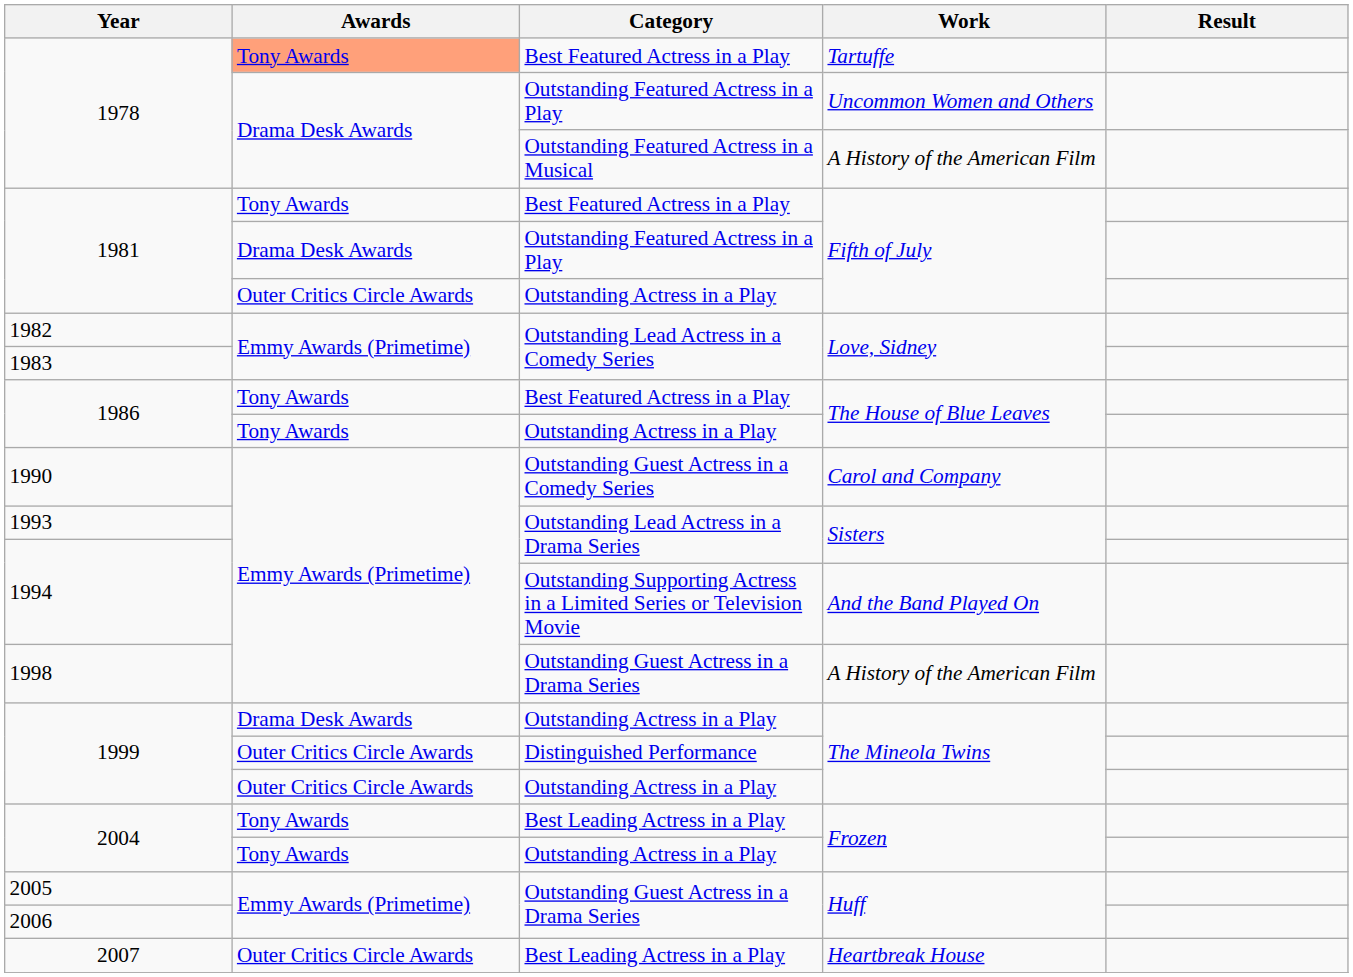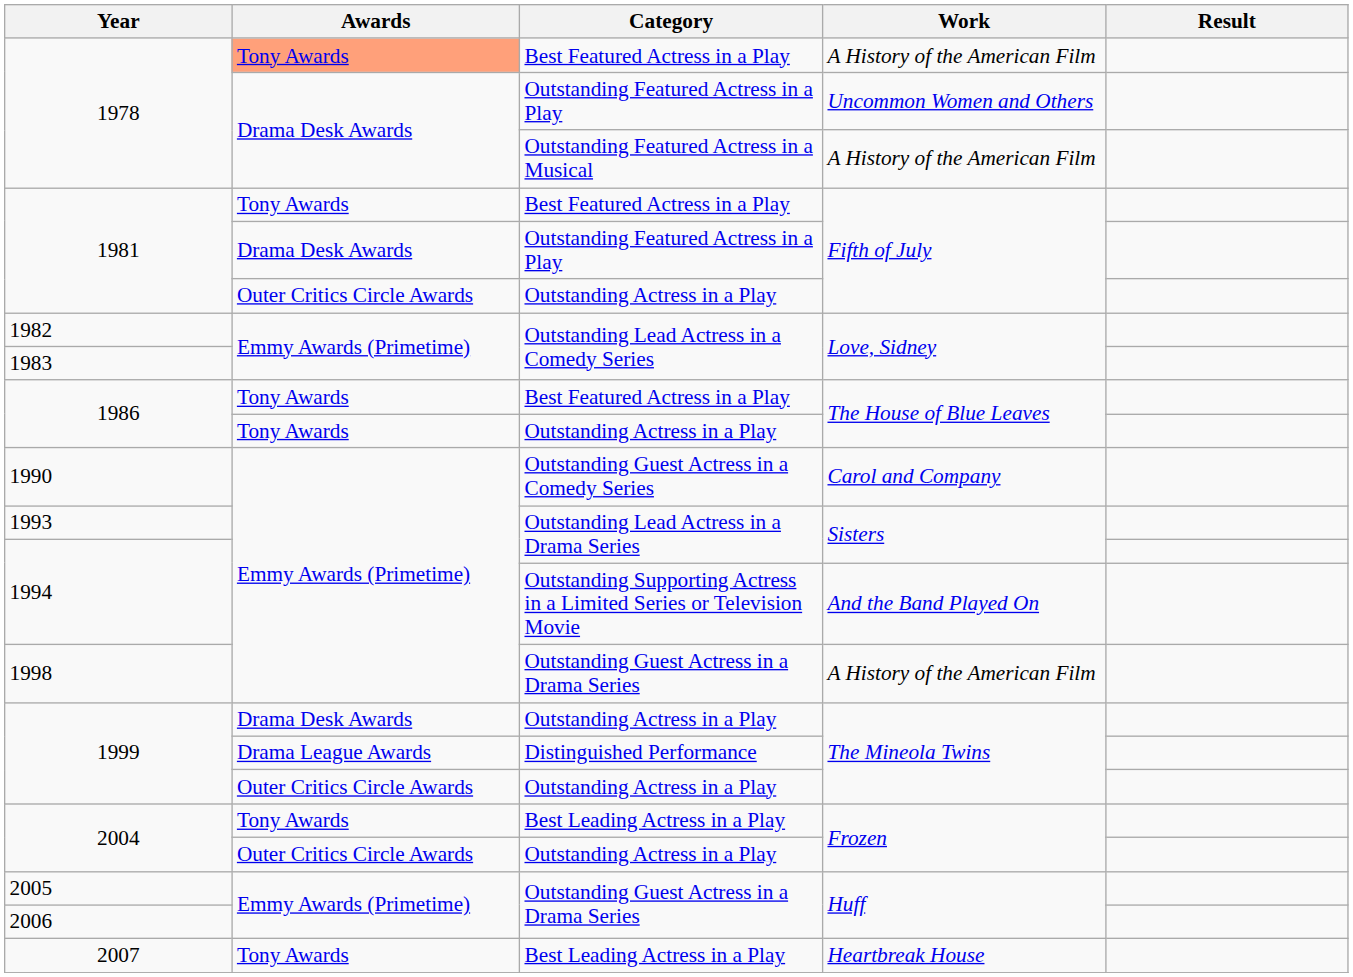(861, 55) Tartuffe -> (962, 55) A History of the American Film
(355, 752) Outer Critics Circle Awards -> (334, 752) Drama League Awards
(293, 854) Tony Awards -> (355, 854) Outer Critics Circle Awards
(355, 955) Outer Critics Circle Awards -> (293, 955) Tony Awards
